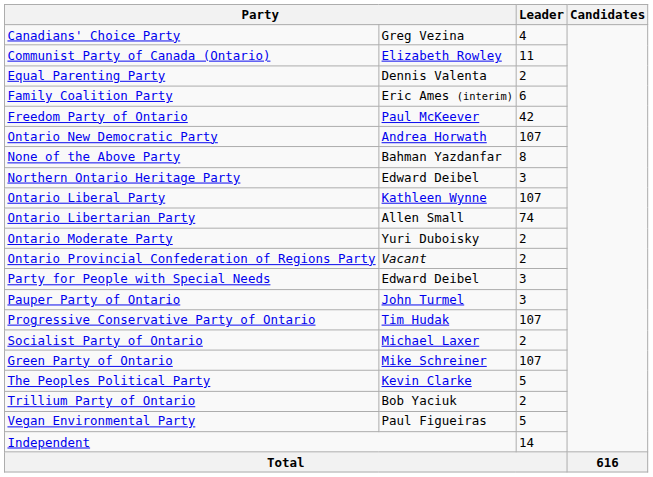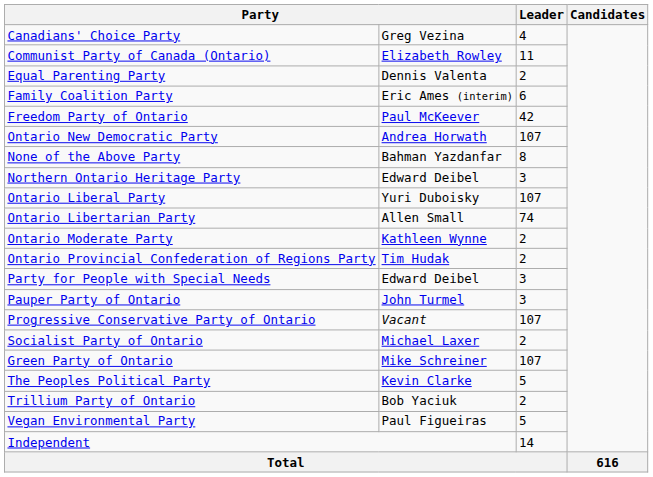(434, 198) Kathleen Wynne -> (430, 198) Yuri Duboisky
(430, 238) Yuri Duboisky -> (434, 238) Kathleen Wynne
(404, 259) Vacant -> (415, 259) Tim Hudak
(415, 320) Tim Hudak -> (404, 320) Vacant
